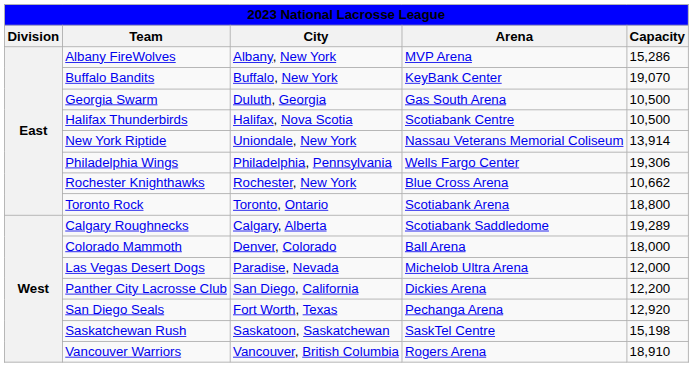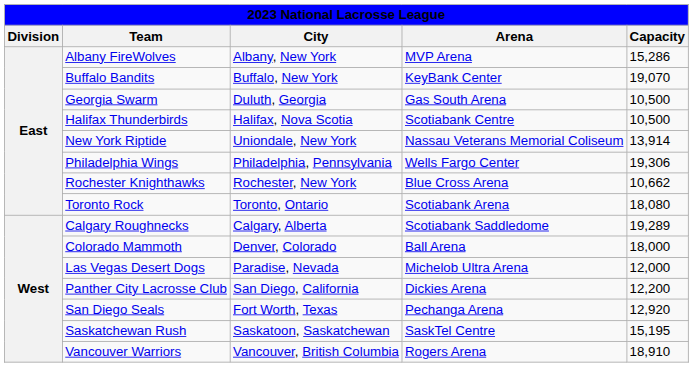(650, 204) 18,800 -> (650, 204) 18,080
(650, 330) 15,198 -> (650, 330) 15,195
